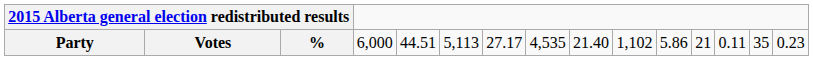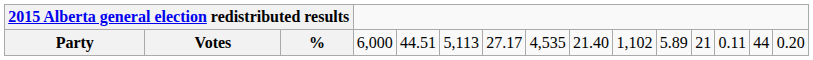(674, 42) 5.86 -> (674, 42) 5.89
(761, 42) 35 -> (761, 42) 44
(791, 42) 0.23 -> (791, 42) 0.20
